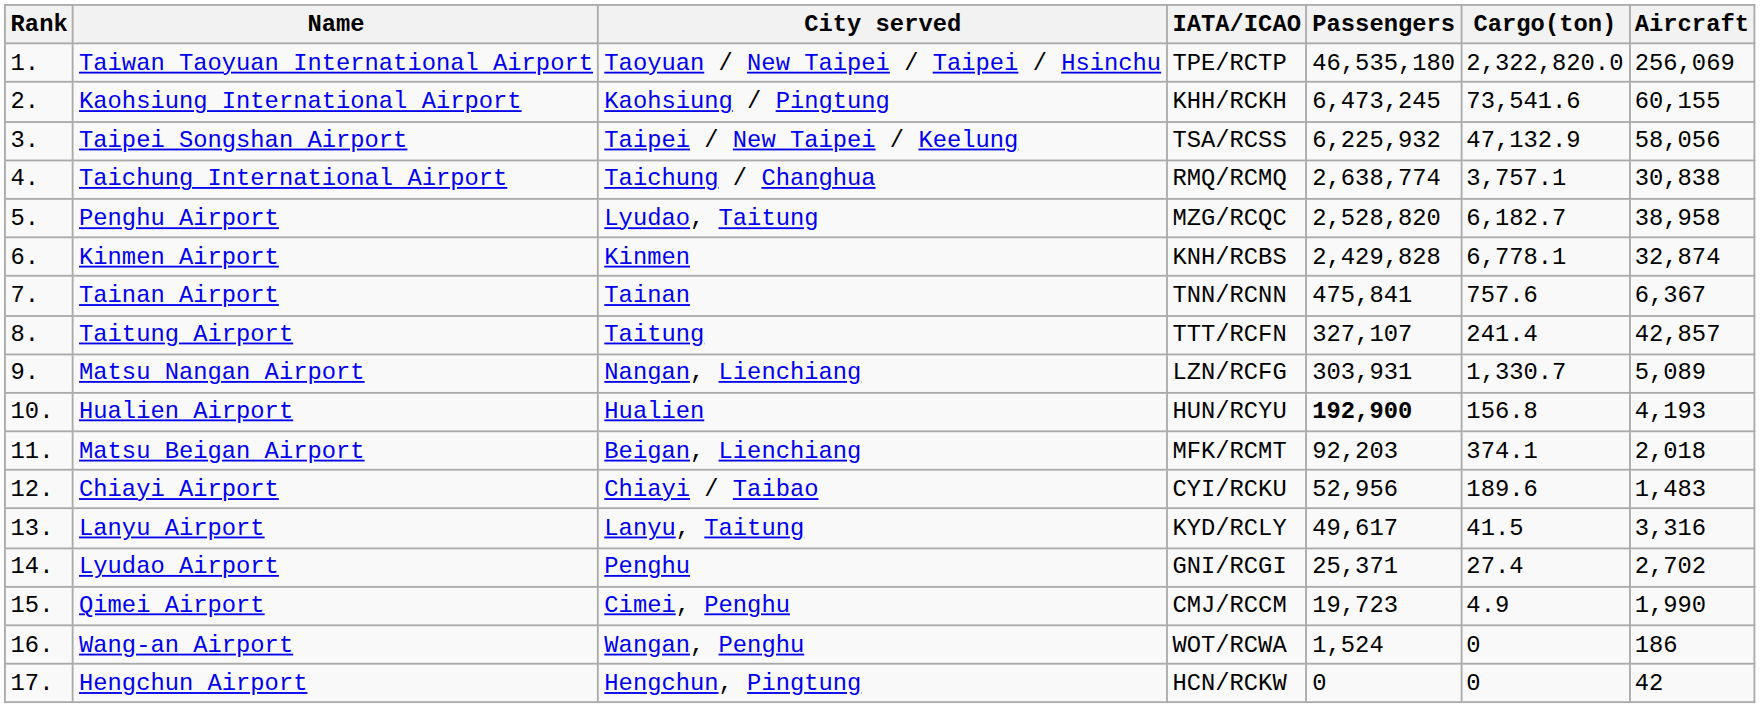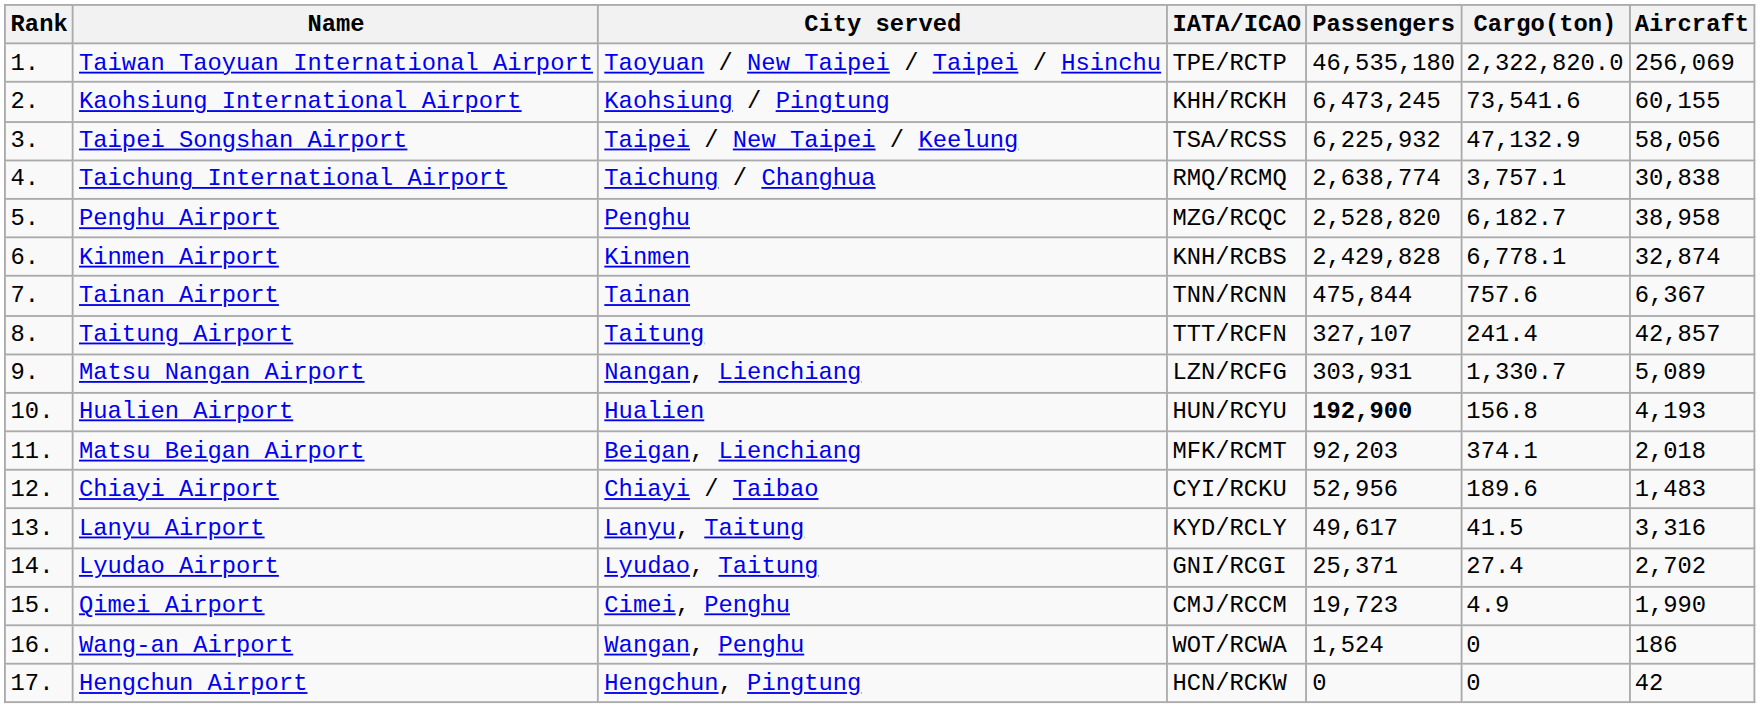(711, 218) Lyudao, Taitung -> (647, 218) Penghu
(1362, 296) 475,841 -> (1362, 296) 475,844
(647, 567) Penghu -> (711, 567) Lyudao, Taitung
